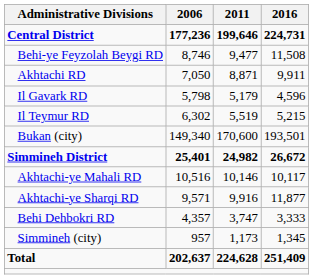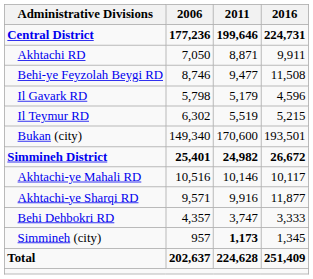rows swapped: (52, 75) <-> (90, 55)
(244, 237) normal -> (244, 237) bold
